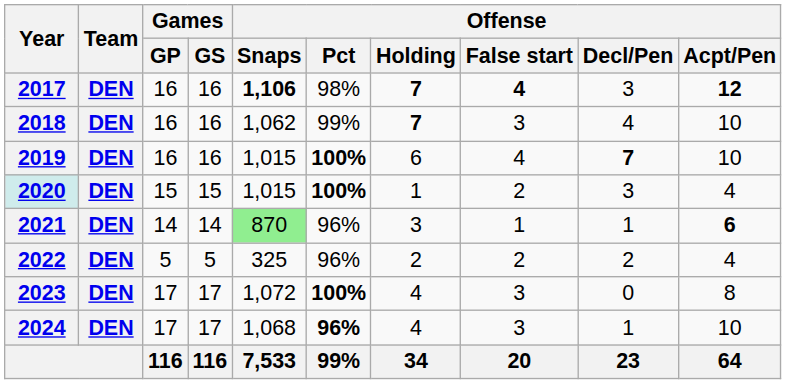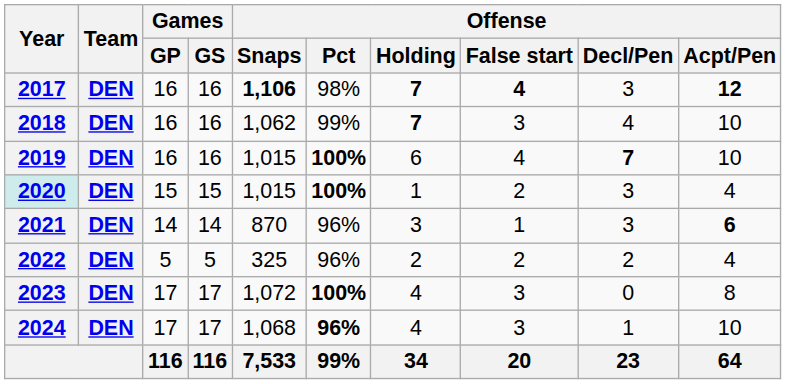(269, 225) lightgreen background -> (269, 225) no background
(628, 225) 1 -> (628, 225) 3
